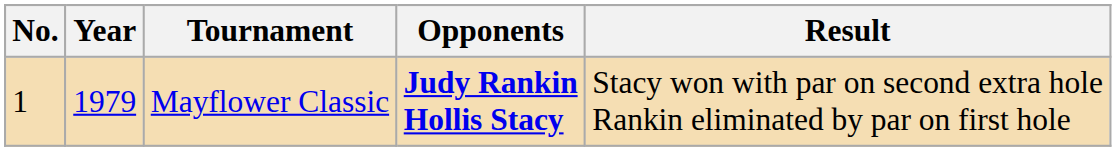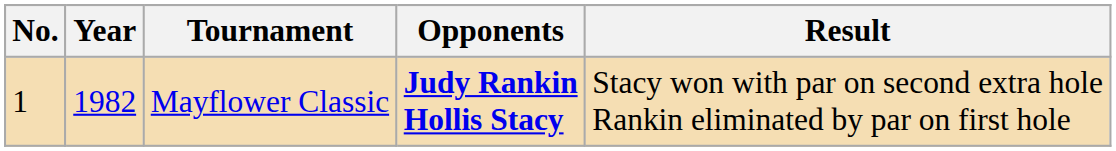(105, 101) 1979 -> (105, 101) 1982
